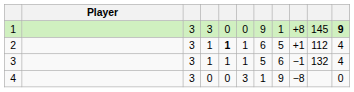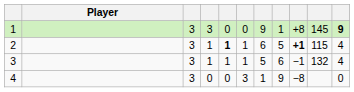(299, 45) normal -> (299, 45) bold
(320, 45) 112 -> (320, 45) 115
